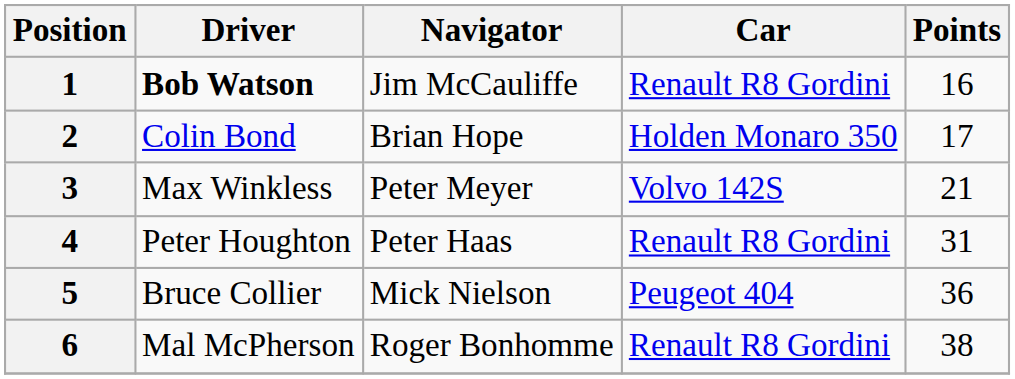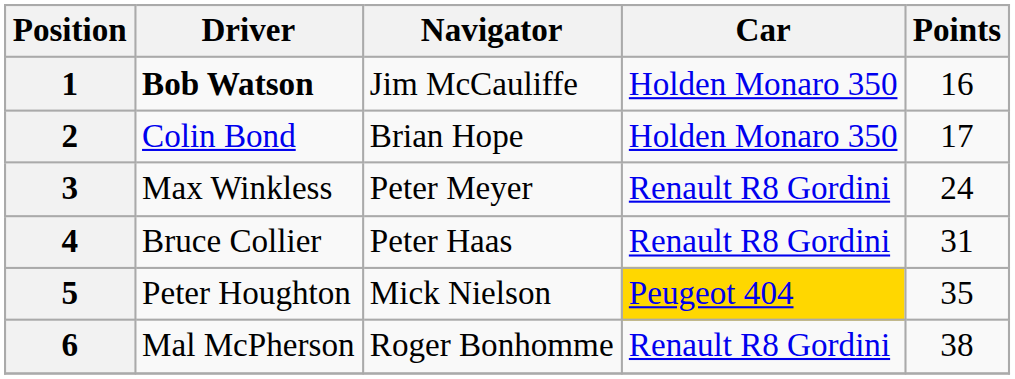(759, 83) Renault R8 Gordini -> (763, 83) Holden Monaro 350
(706, 188) Volvo 142S -> (759, 188) Renault R8 Gordini
(957, 188) 21 -> (957, 188) 24
(246, 240) Peter Houghton -> (232, 240) Bruce Collier
(232, 293) Bruce Collier -> (246, 293) Peter Houghton
(711, 293) no background -> (711, 293) gold background
(957, 293) 36 -> (957, 293) 35
